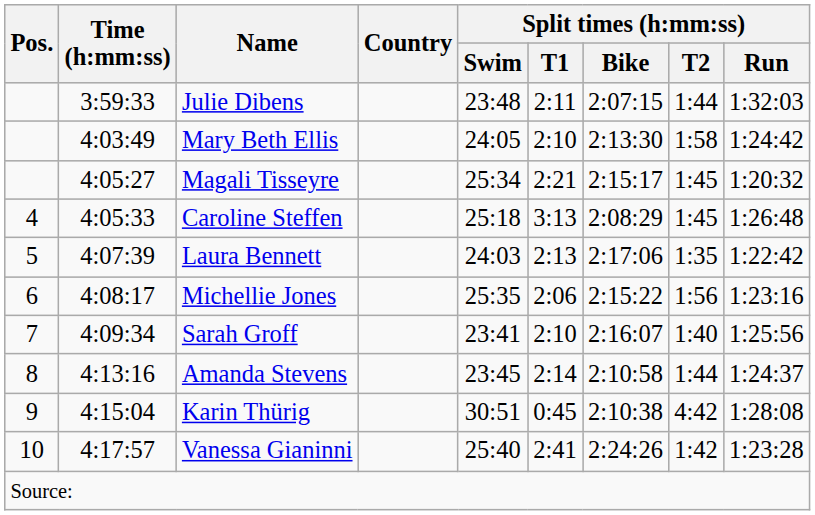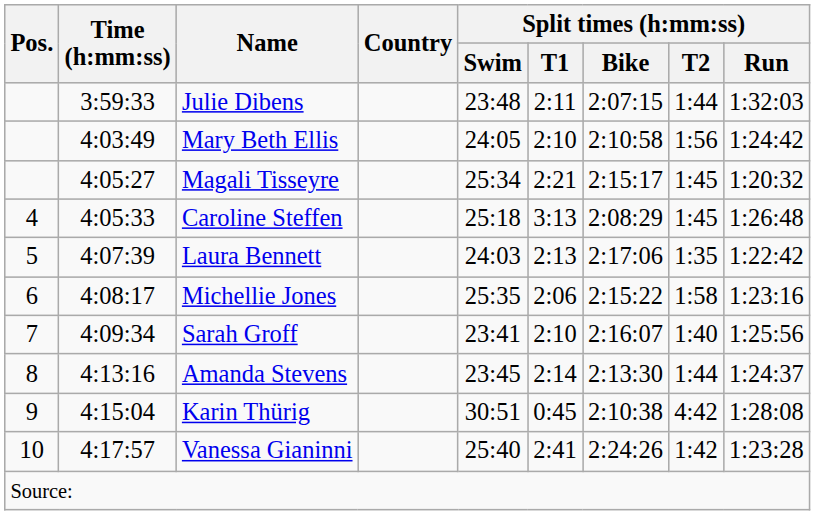(626, 140) 2:13:30 -> (626, 140) 2:10:58
(696, 140) 1:58 -> (696, 140) 1:56
(696, 295) 1:56 -> (696, 295) 1:58
(626, 373) 2:10:58 -> (626, 373) 2:13:30
